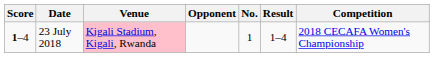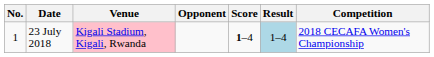columns swapped: (249, 13) <-> (20, 13)
(278, 37) no background -> (278, 37) lightblue background
